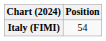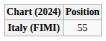(83, 28) 54 -> (83, 28) 55
